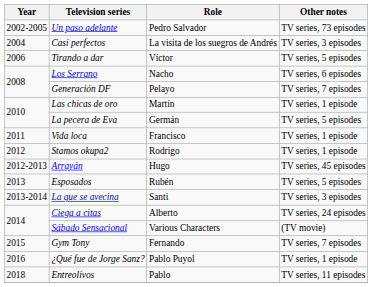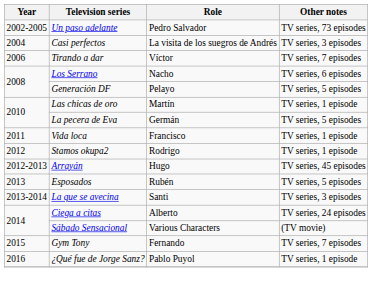(321, 58) TV series, 5 episodes -> (321, 58) TV series, 7 episodes
(321, 89) TV series, 7 episodes -> (321, 89) TV series, 5 episodes
- row: (73, 275)
